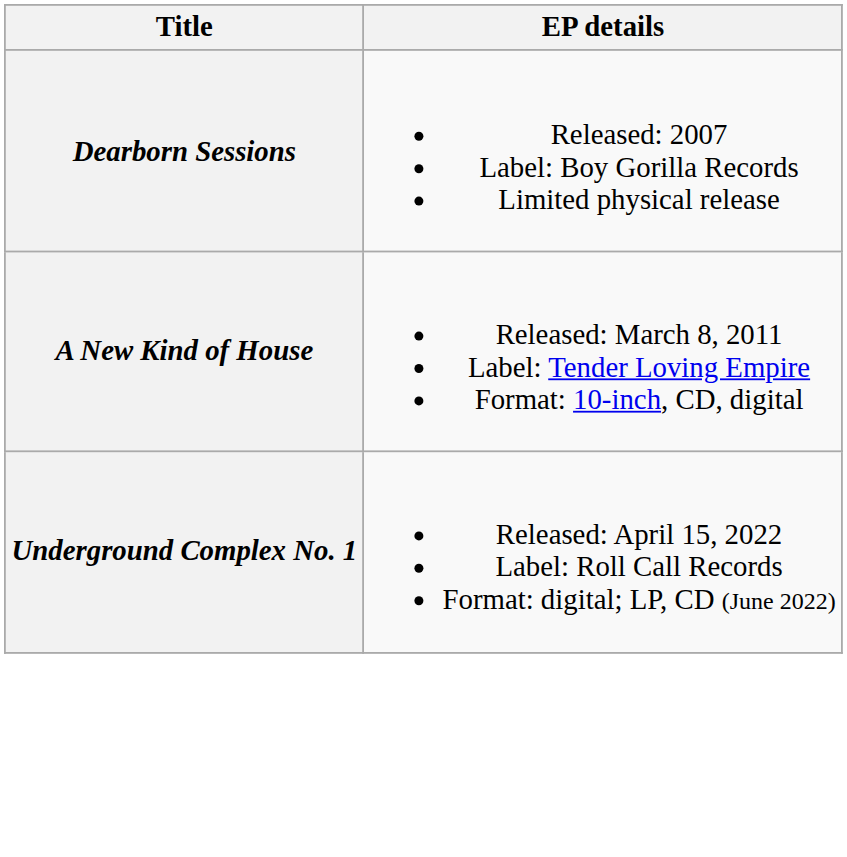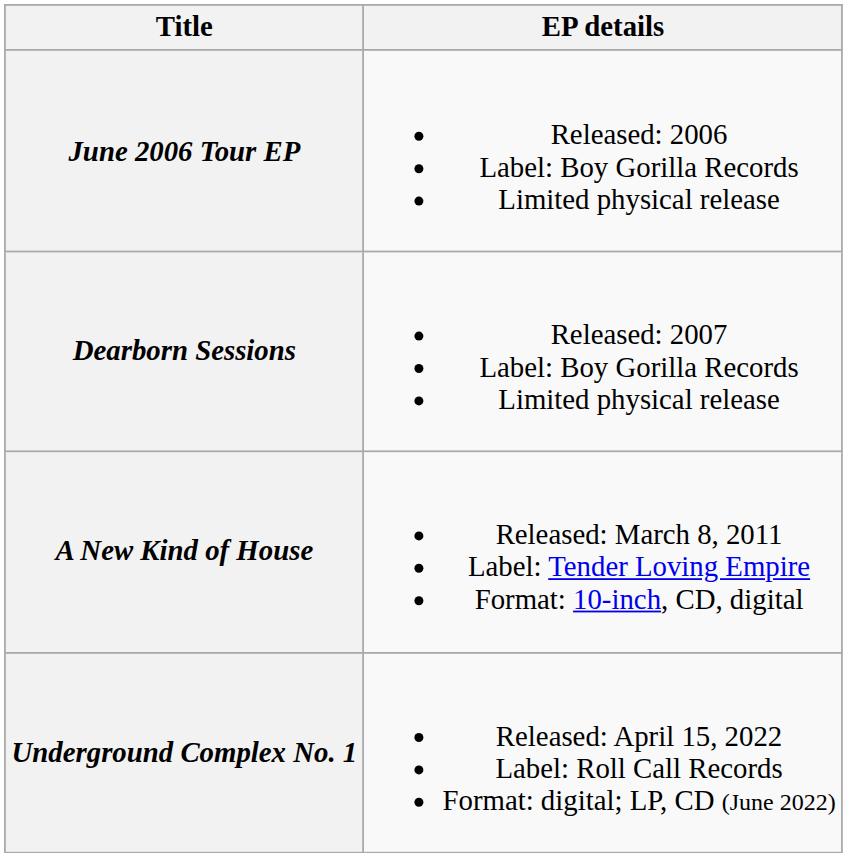+ row: (184, 150)
